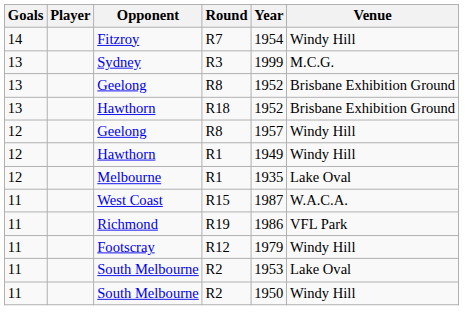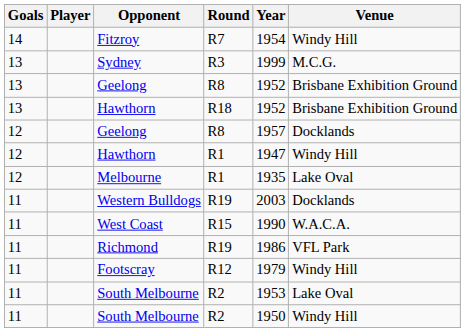(323, 131) Windy Hill -> (323, 131) Docklands
(269, 154) 1949 -> (271, 154) 1947
+ row: (15, 200)
(269, 200) 1987 -> (271, 223) 1990
